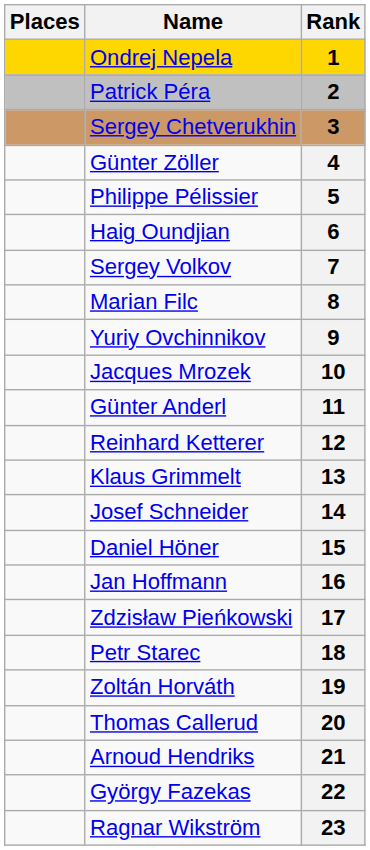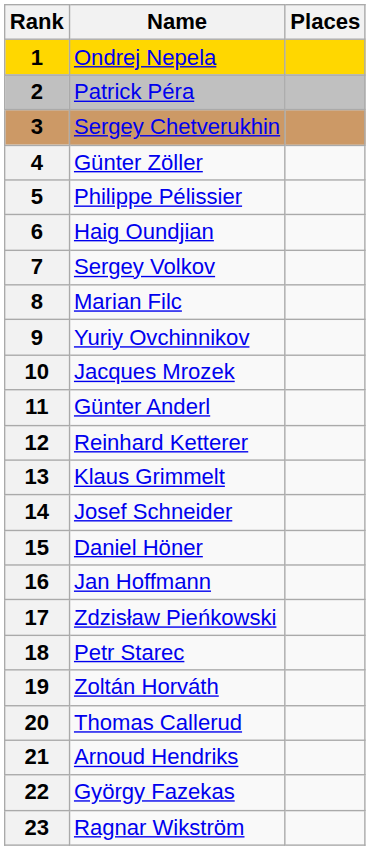columns swapped: (333, 22) <-> (45, 22)
